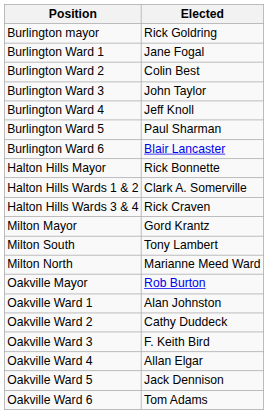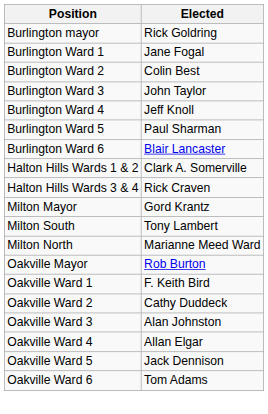- row: (57, 168)
(183, 303) Alan Johnston -> (177, 284) F. Keith Bird
(177, 341) F. Keith Bird -> (183, 322) Alan Johnston
